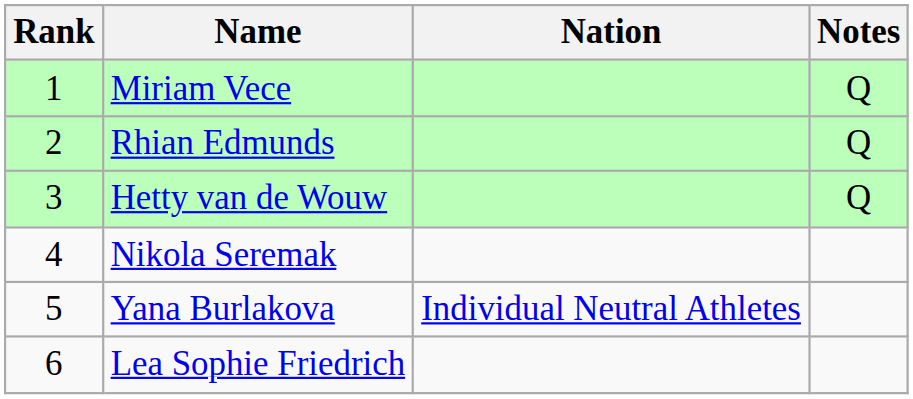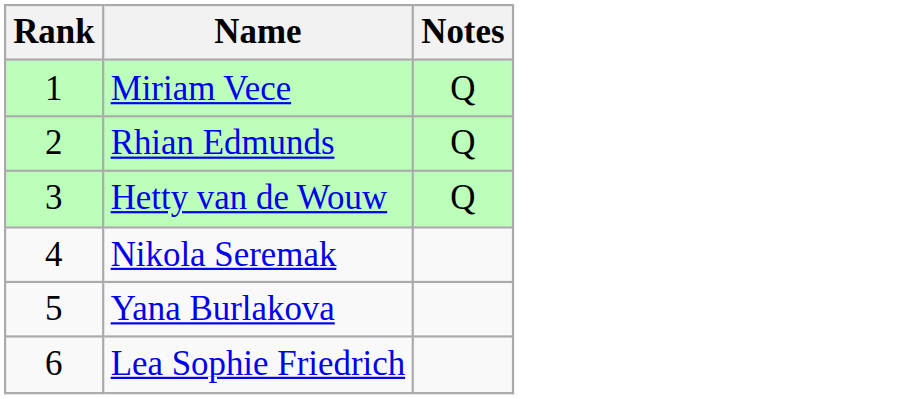- column: (611, 32)
